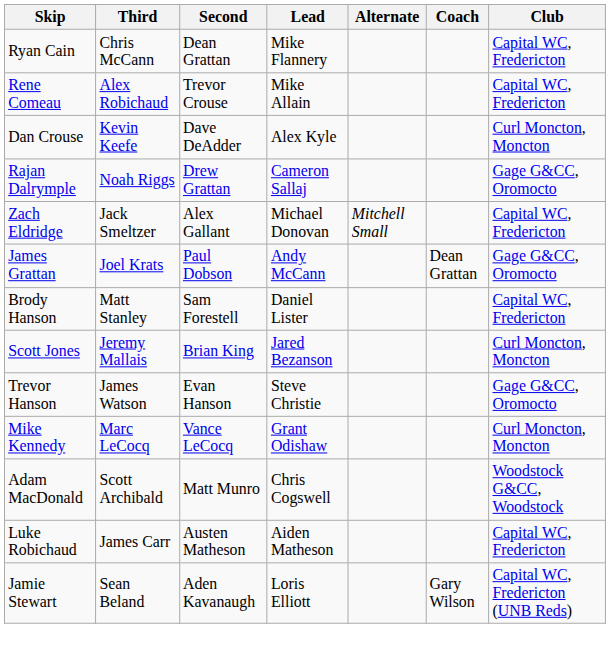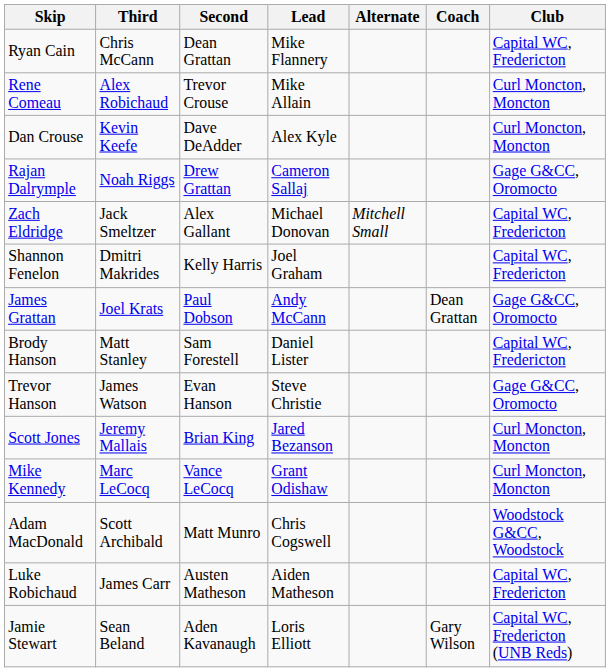(532, 94) Capital WC, Fredericton -> (539, 94) Curl Moncton, Moncton
+ row: (36, 265)
rows swapped: (32, 394) <-> (44, 351)
